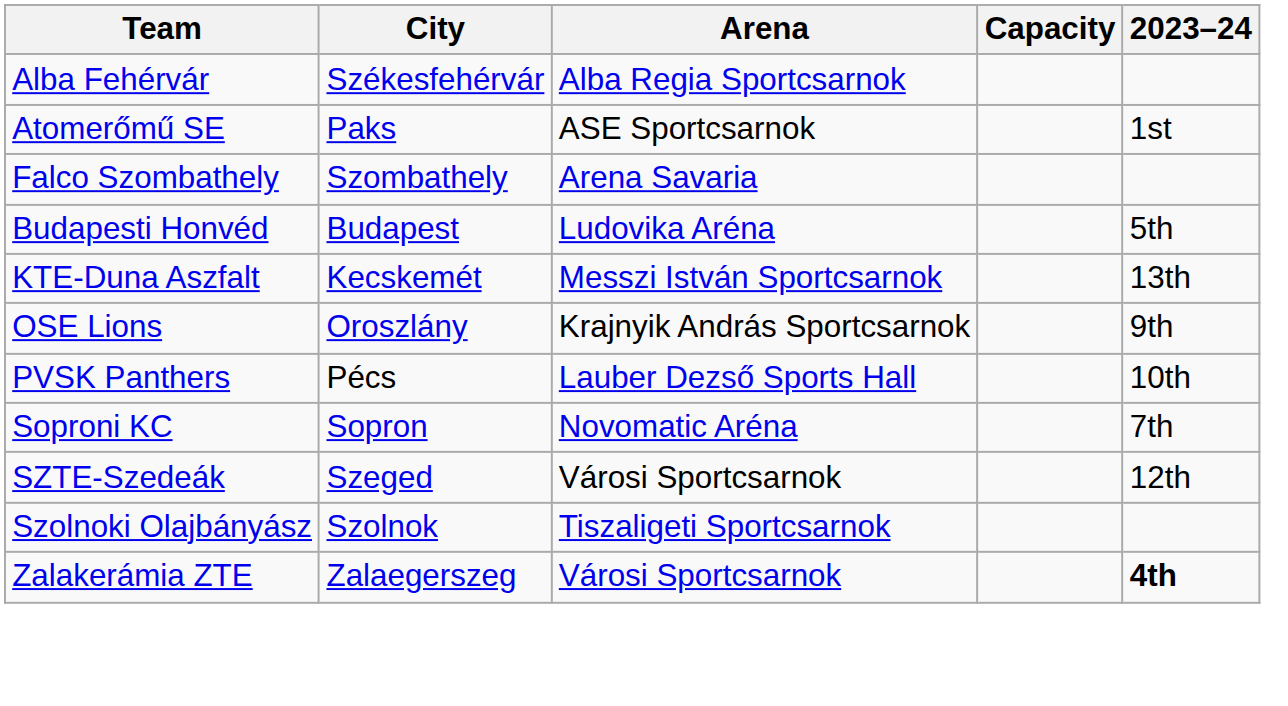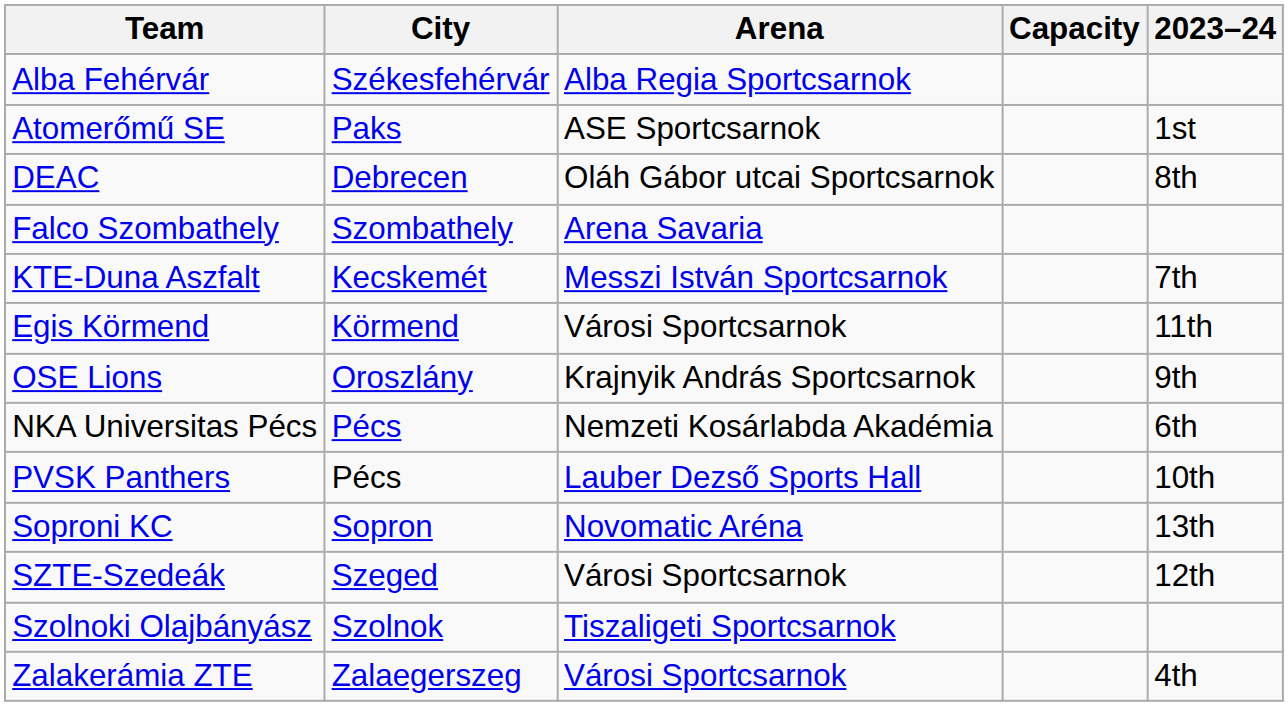+ row: (56, 178)
- row: (140, 228)
(1160, 278) 13th -> (1176, 278) 7th
+ row: (111, 327)
+ row: (165, 427)
(1152, 427) 7th -> (1185, 526) 13th
(1153, 576) bold -> (1176, 675) normal
